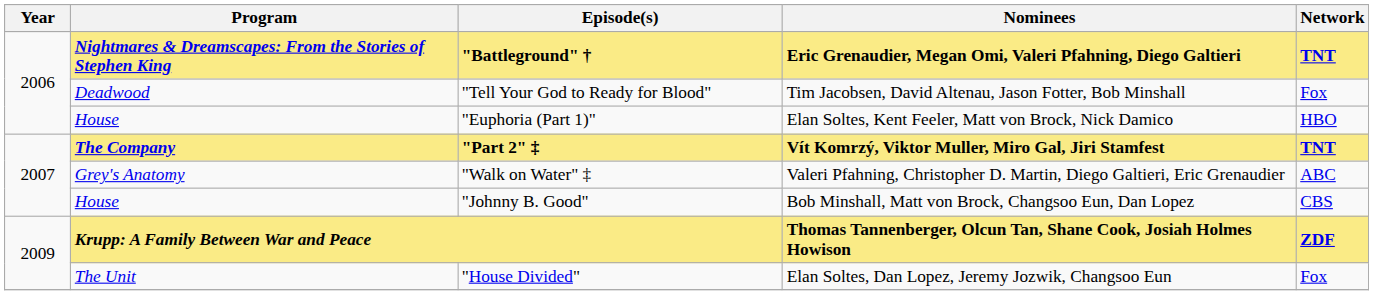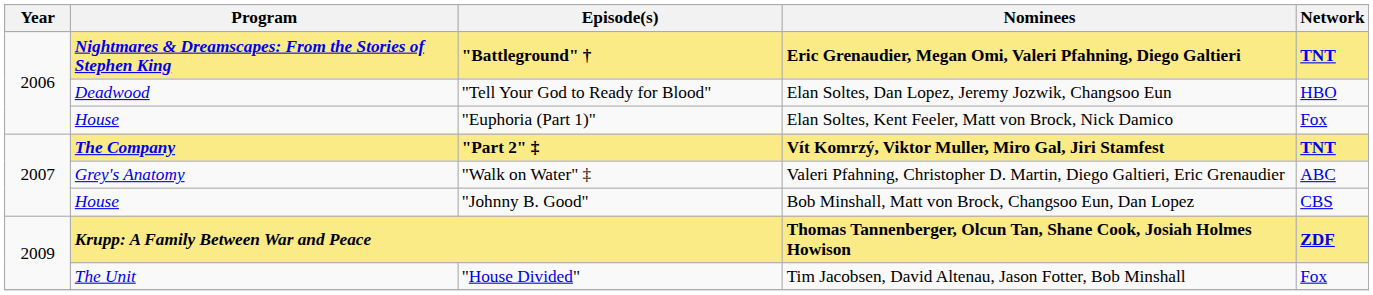(986, 92) Tim Jacobsen, David Altenau, Jason Fotter, Bob Minshall -> (979, 92) Elan Soltes, Dan Lopez, Jeremy Jozwik, Changsoo Eun
(1314, 92) Fox -> (1318, 92) HBO
(1318, 119) HBO -> (1314, 119) Fox
(979, 276) Elan Soltes, Dan Lopez, Jeremy Jozwik, Changsoo Eun -> (986, 276) Tim Jacobsen, David Altenau, Jason Fotter, Bob Minshall
